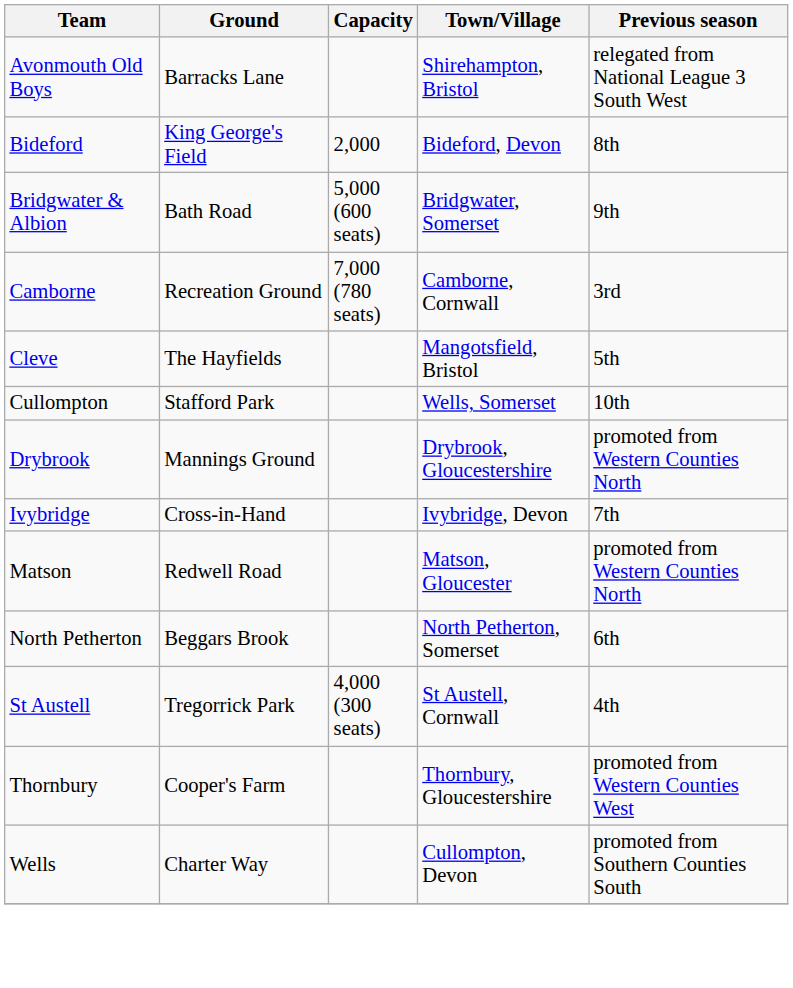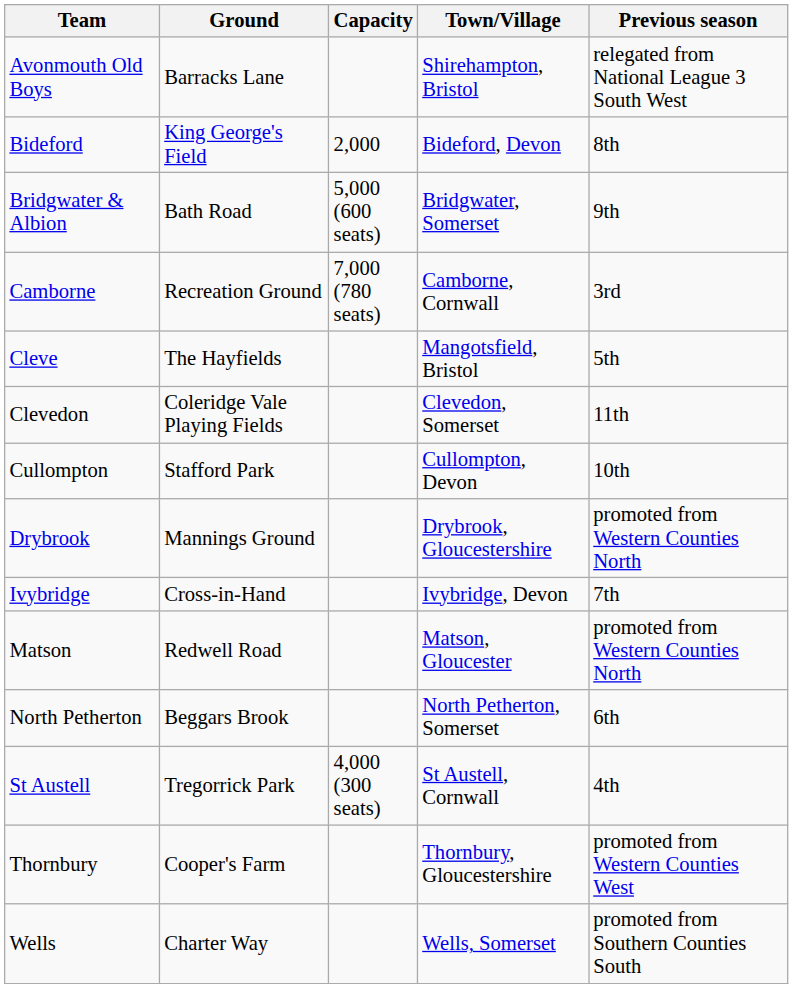+ row: (49, 414)
(489, 403) Wells, Somerset -> (474, 470) Cullompton, Devon
(474, 864) Cullompton, Devon -> (489, 943) Wells, Somerset
